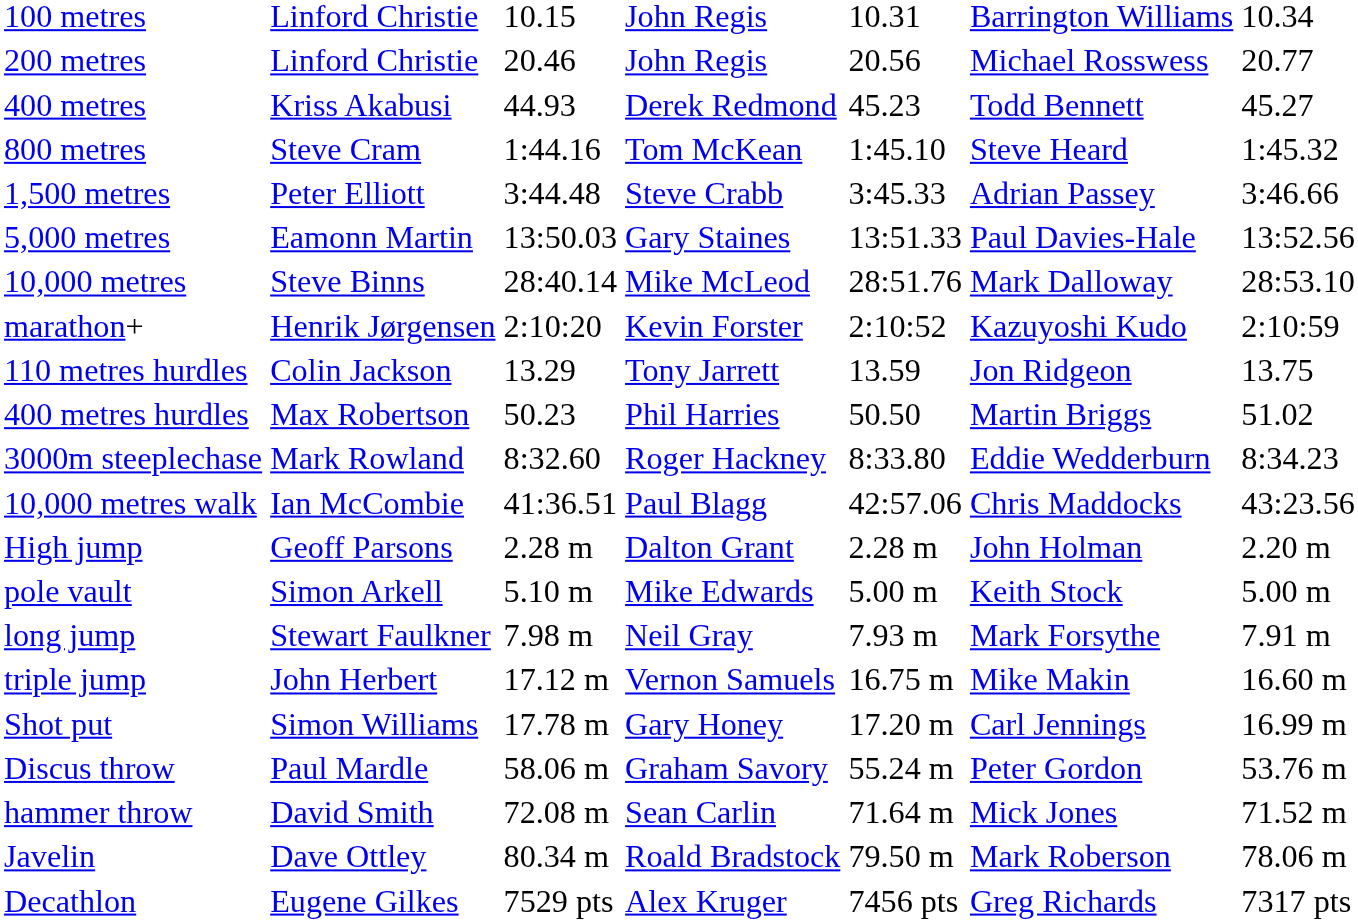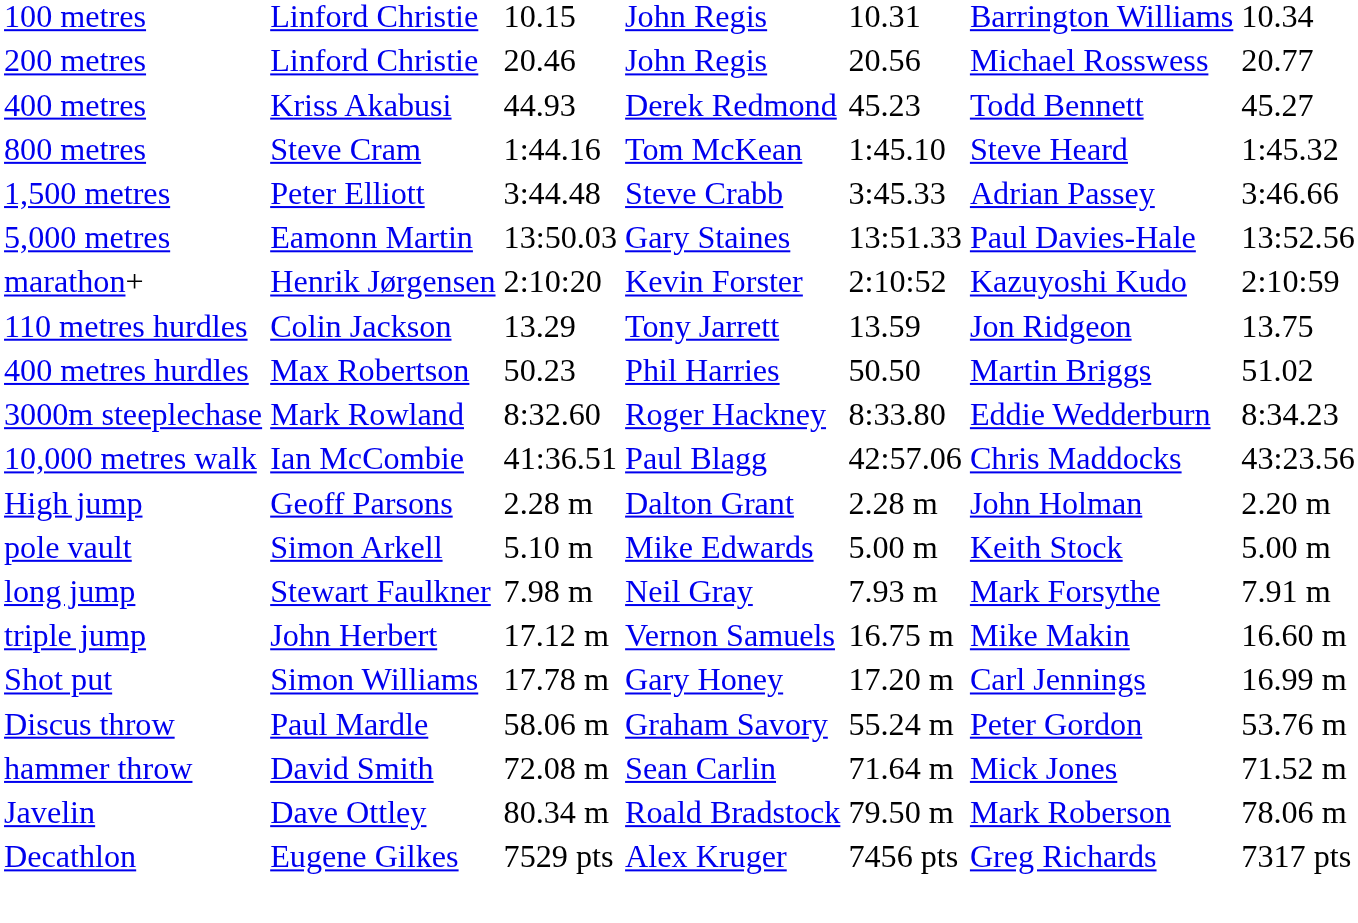- row: (95, 281)
